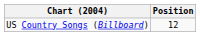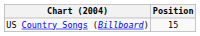(173, 25) 12 -> (173, 25) 15
